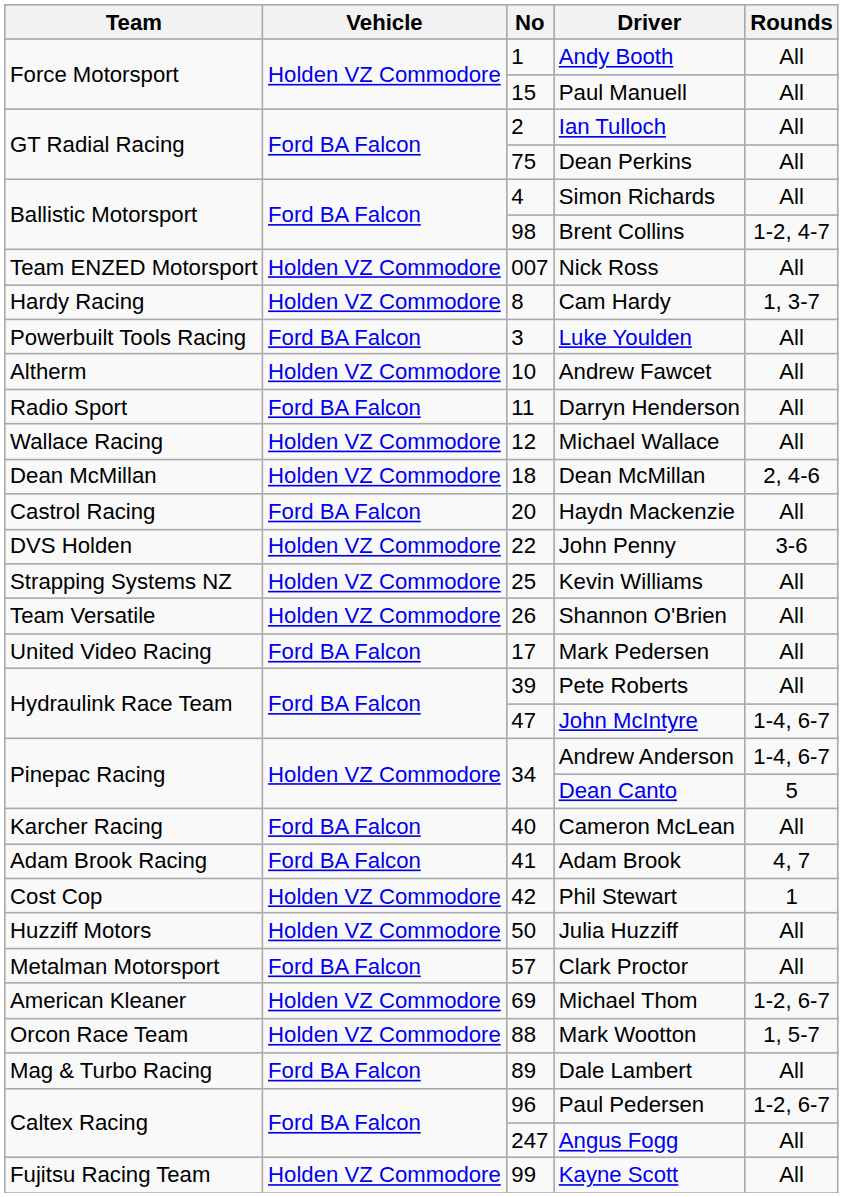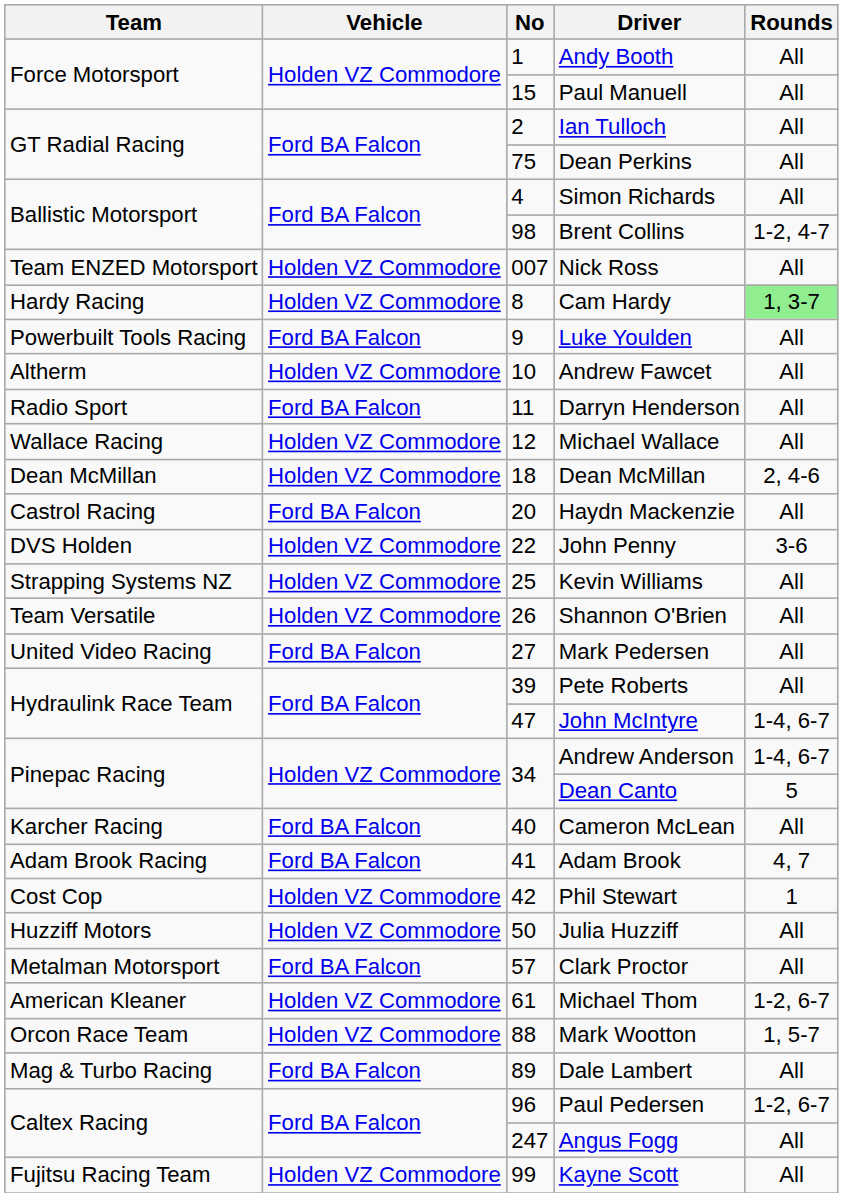(792, 301) no background -> (792, 301) lightgreen background
(517, 336) 3 -> (517, 336) 9
(524, 651) 17 -> (524, 651) 27
(524, 1000) 69 -> (524, 1000) 61
